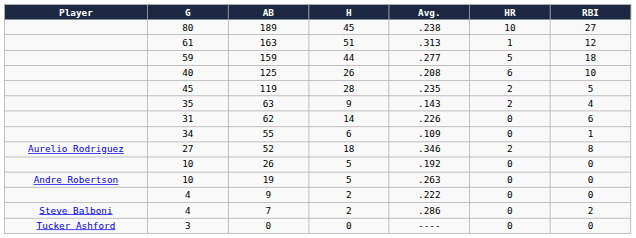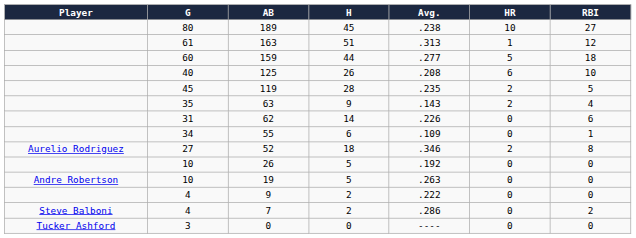(188, 58) 59 -> (188, 58) 60
